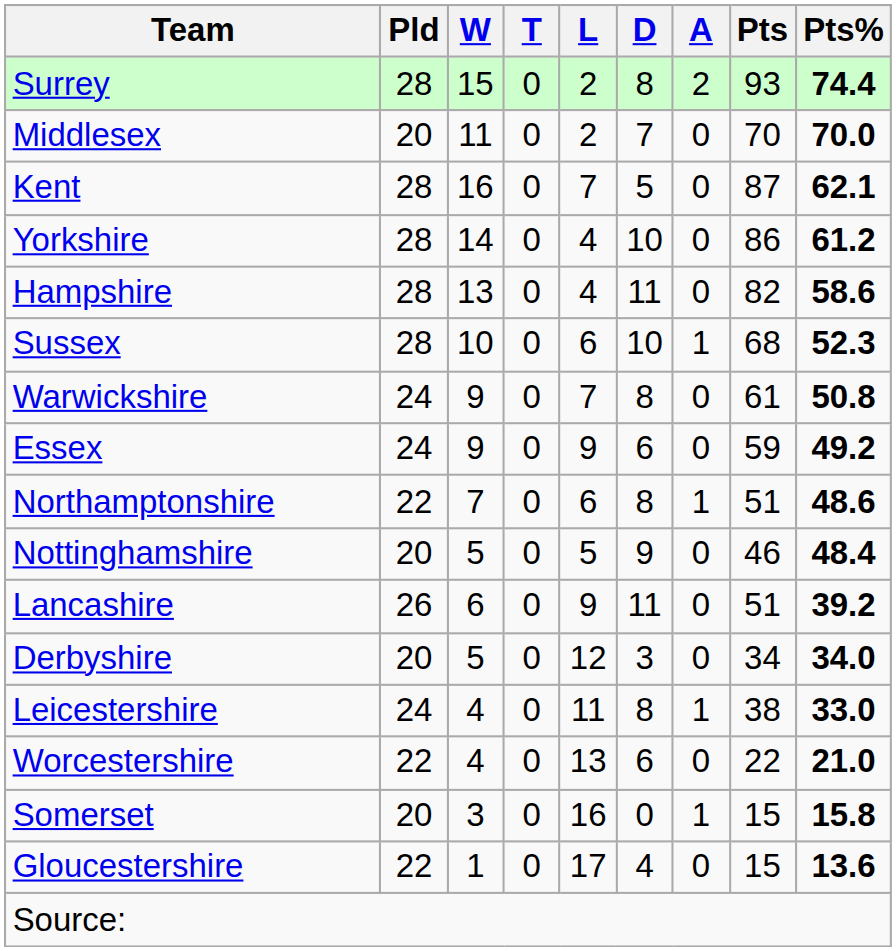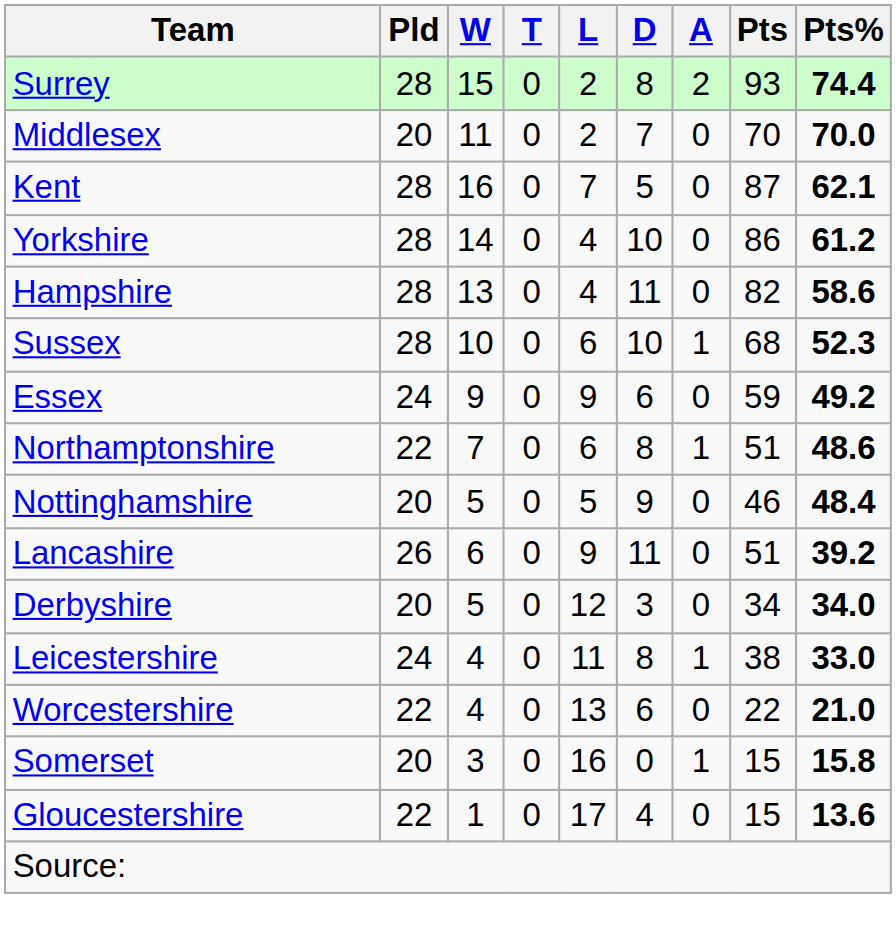- row: (110, 396)
